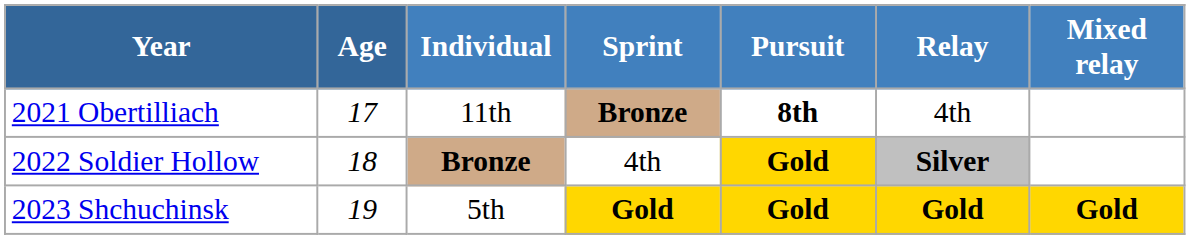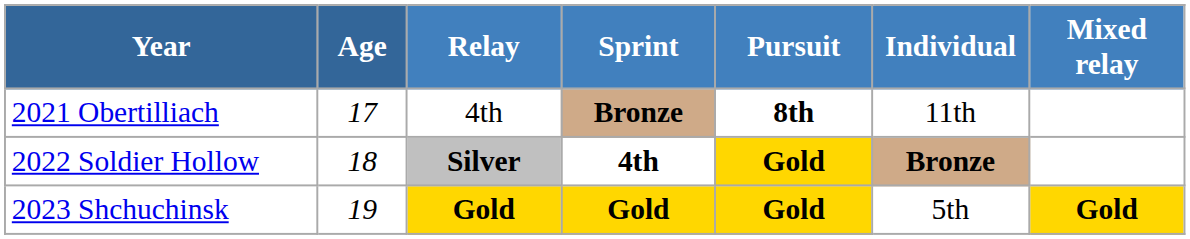columns swapped: (486, 46) <-> (953, 46)
(642, 161) normal -> (638, 161) bold
